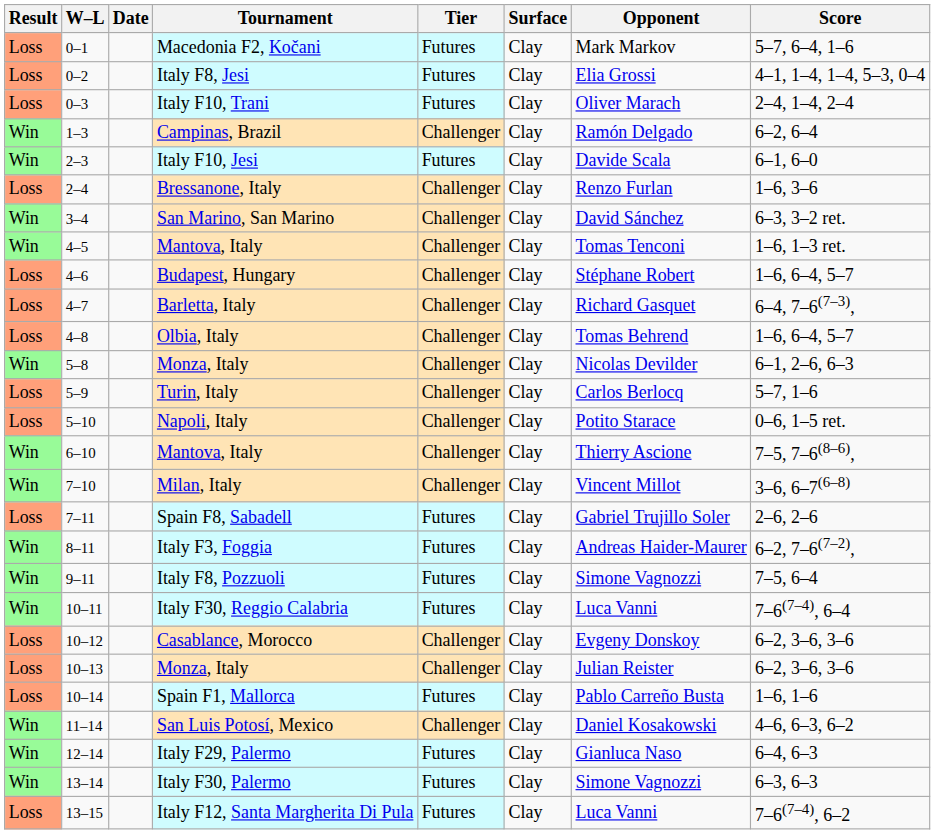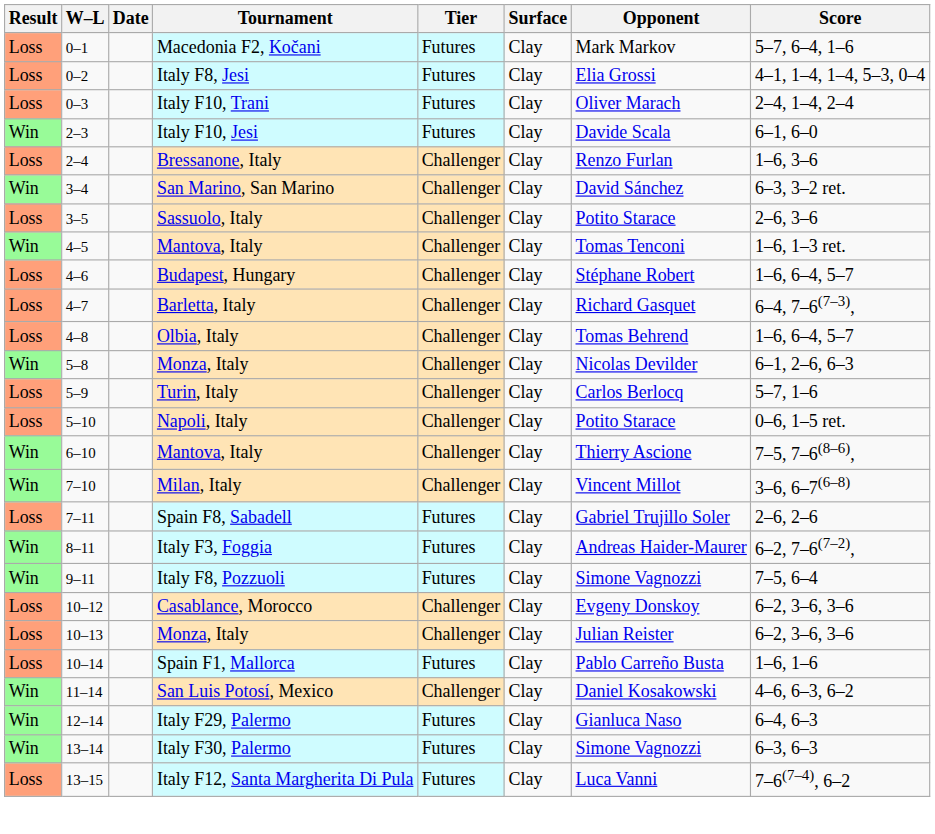- row: (77, 133)
+ row: (77, 218)
- row: (84, 610)
